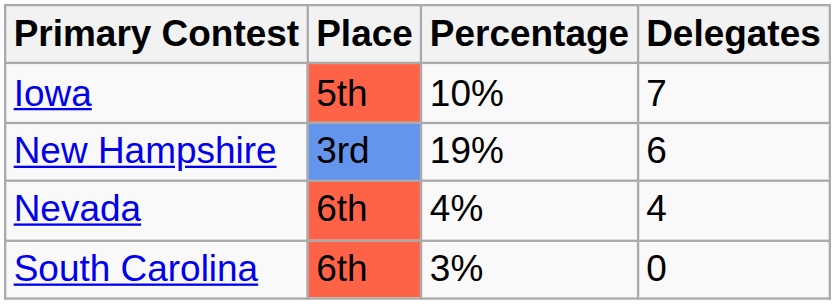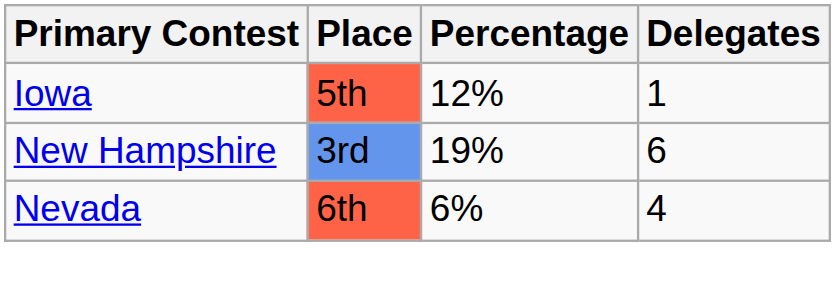(467, 92) 10% -> (467, 92) 12%
(656, 92) 7 -> (656, 92) 1
(457, 209) 4% -> (457, 209) 6%
- row: (136, 268)
